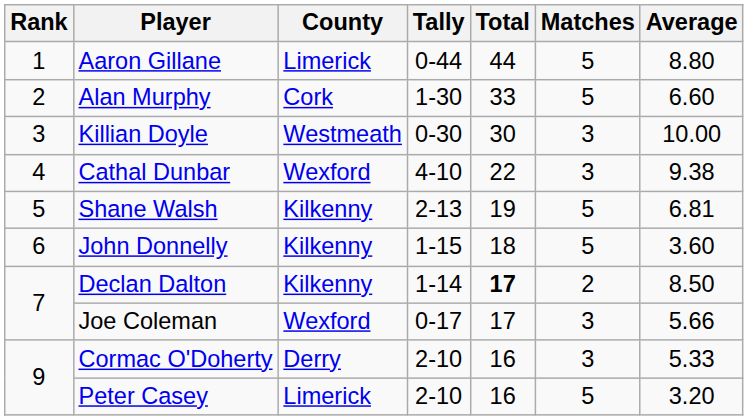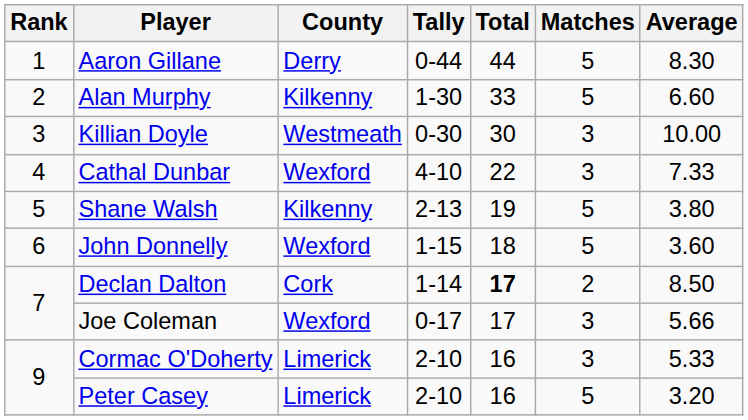(327, 60) Limerick -> (312, 60) Derry
(692, 60) 8.80 -> (692, 60) 8.30
(308, 97) Cork -> (328, 97) Kilkenny
(692, 172) 9.38 -> (692, 172) 7.33
(692, 209) 6.81 -> (692, 209) 3.80
(328, 246) Kilkenny -> (327, 246) Wexford
(328, 284) Kilkenny -> (308, 284) Cork
(312, 358) Derry -> (327, 358) Limerick
